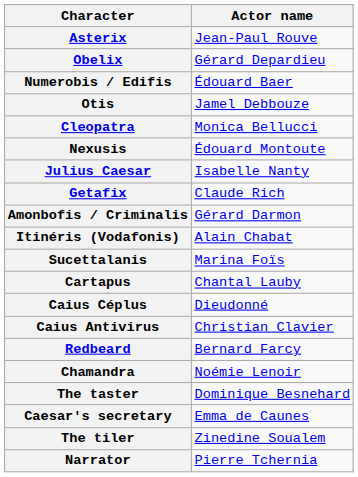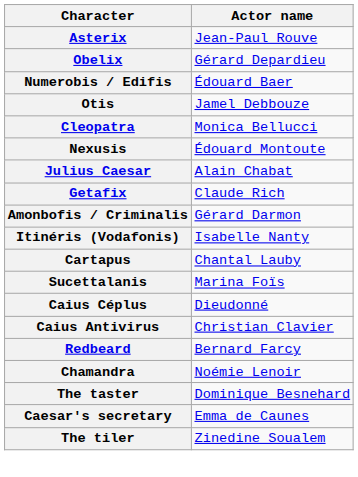(252, 171) Isabelle Nanty -> (244, 171) Alain Chabat
(244, 238) Alain Chabat -> (252, 238) Isabelle Nanty
rows swapped: (98, 283) <-> (98, 260)
- row: (98, 461)
